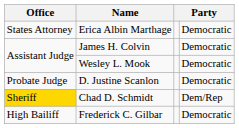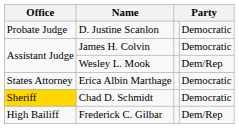rows swapped: (125, 30) <-> (119, 81)
(207, 64) Democratic -> (202, 64) Dem/Rep
(202, 98) Dem/Rep -> (207, 98) Democratic
(207, 115) Democratic -> (202, 115) Dem/Rep
